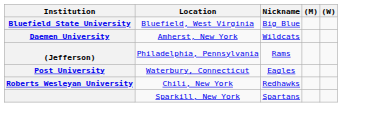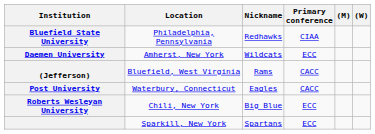+ column: (309, 15)
(198, 23) Bluefield, West Virginia -> (184, 37) Philadelphia, Pennsylvania
(281, 23) Big Blue -> (263, 37) Redhawks
(198, 53) Philadelphia, Pennsylvania -> (184, 71) Bluefield, West Virginia
(281, 83) Redhawks -> (263, 106) Big Blue
